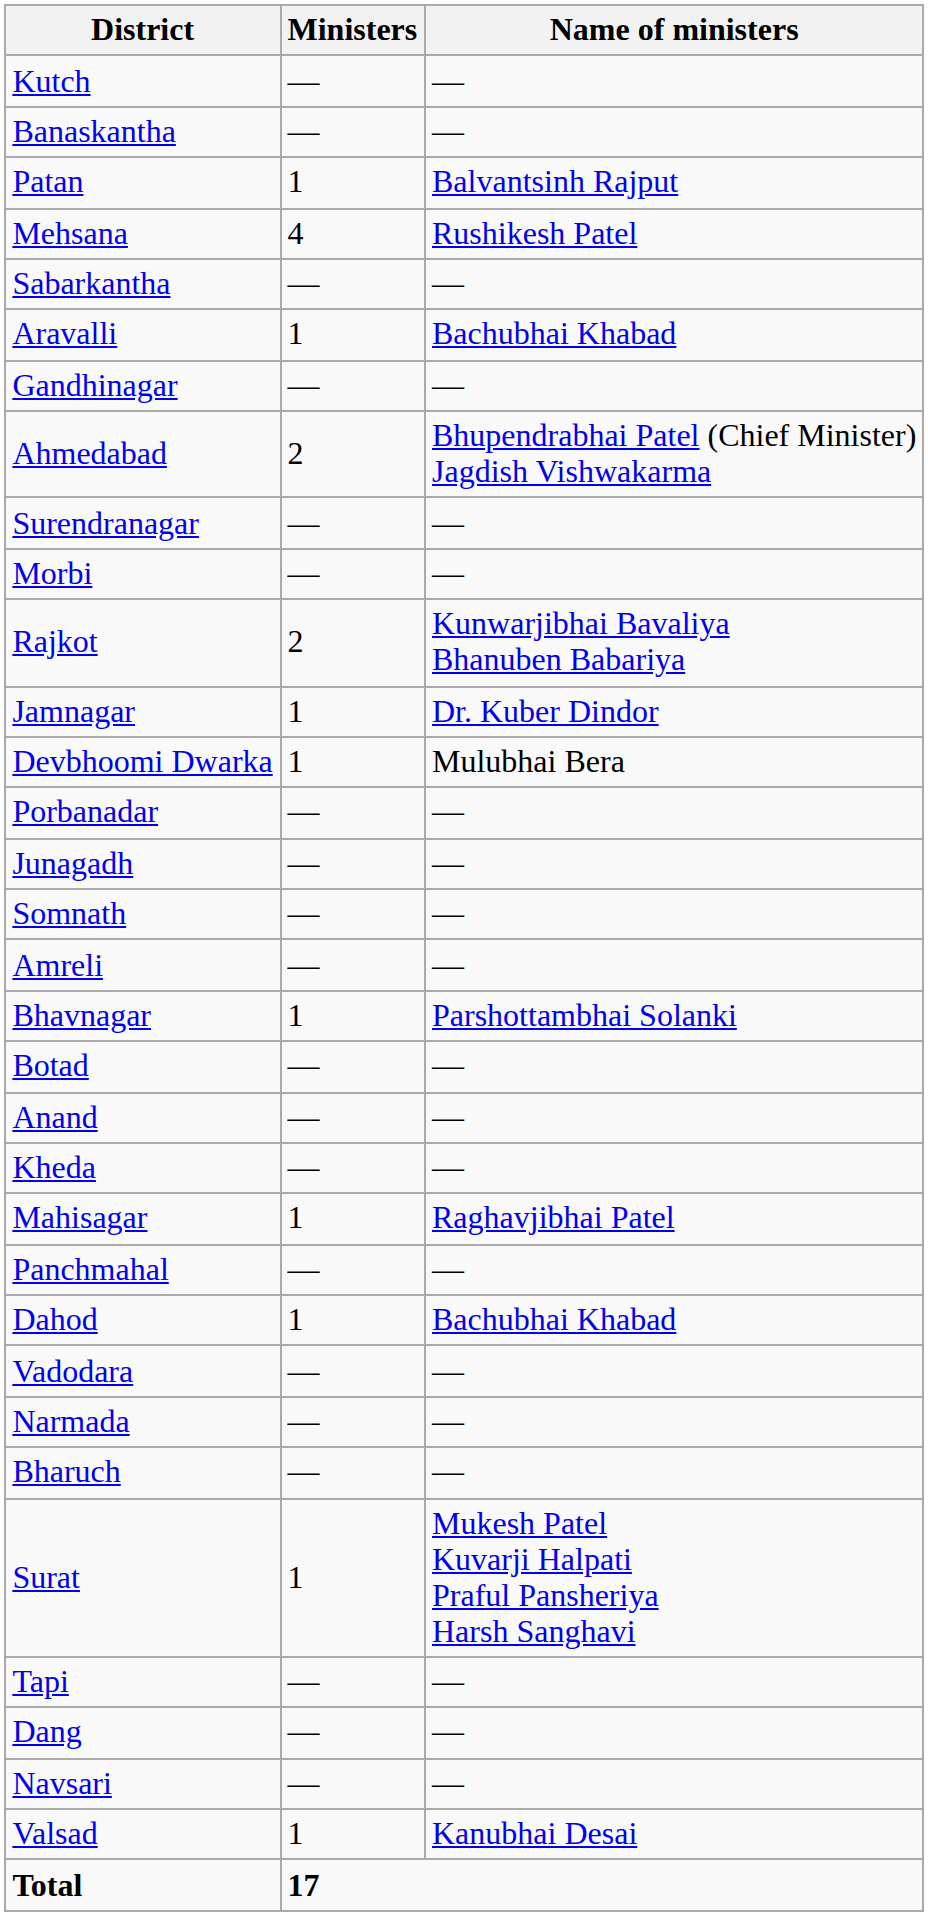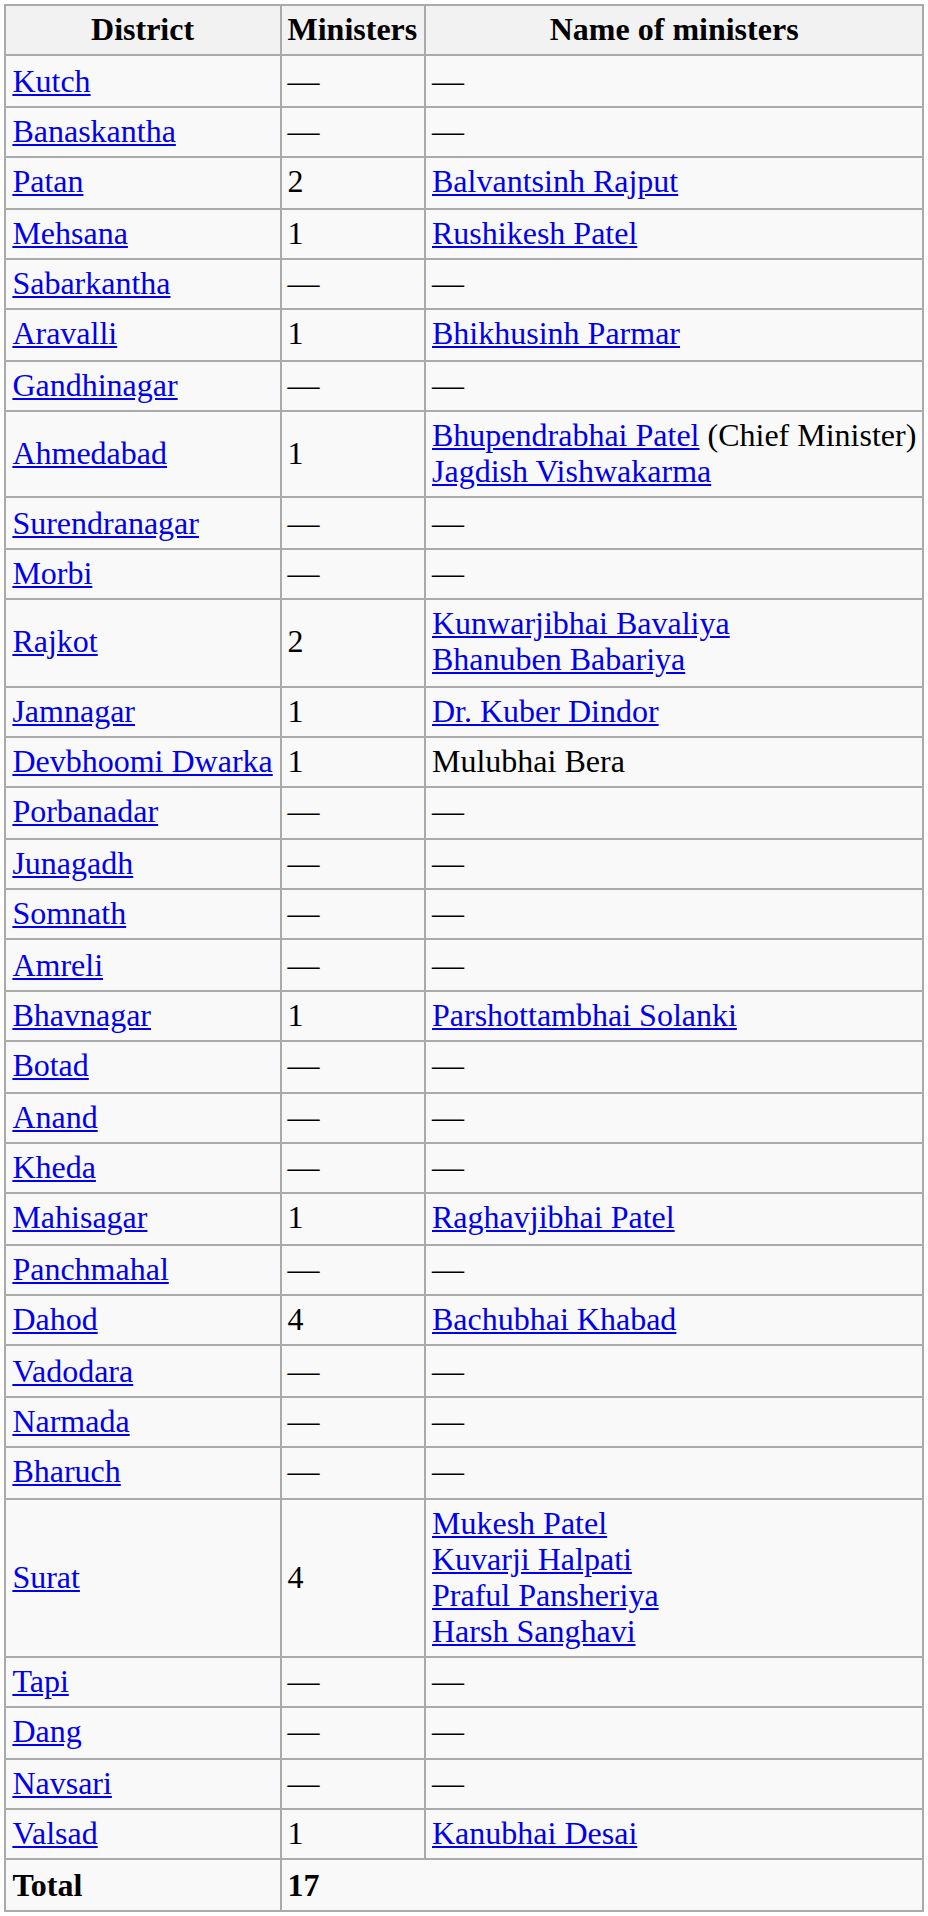(296, 182) 1 -> (296, 182) 2
(296, 232) 4 -> (296, 232) 1
(554, 334) Bachubhai Khabad -> (556, 334) Bhikhusinh Parmar
(296, 453) 2 -> (296, 453) 1
(296, 1319) 1 -> (296, 1319) 4
(296, 1576) 1 -> (296, 1576) 4
